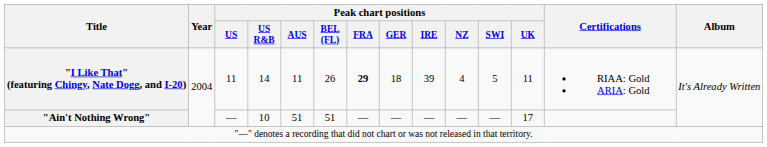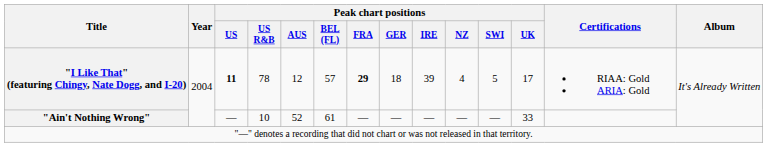(231, 78) normal -> (231, 78) bold
(264, 78) 14 -> (264, 78) 78
(297, 78) 11 -> (297, 78) 12
(330, 78) 26 -> (330, 78) 57
(528, 78) 11 -> (528, 78) 17
(297, 118) 51 -> (297, 118) 52
(330, 118) 51 -> (330, 118) 61
(528, 118) 17 -> (528, 118) 33
